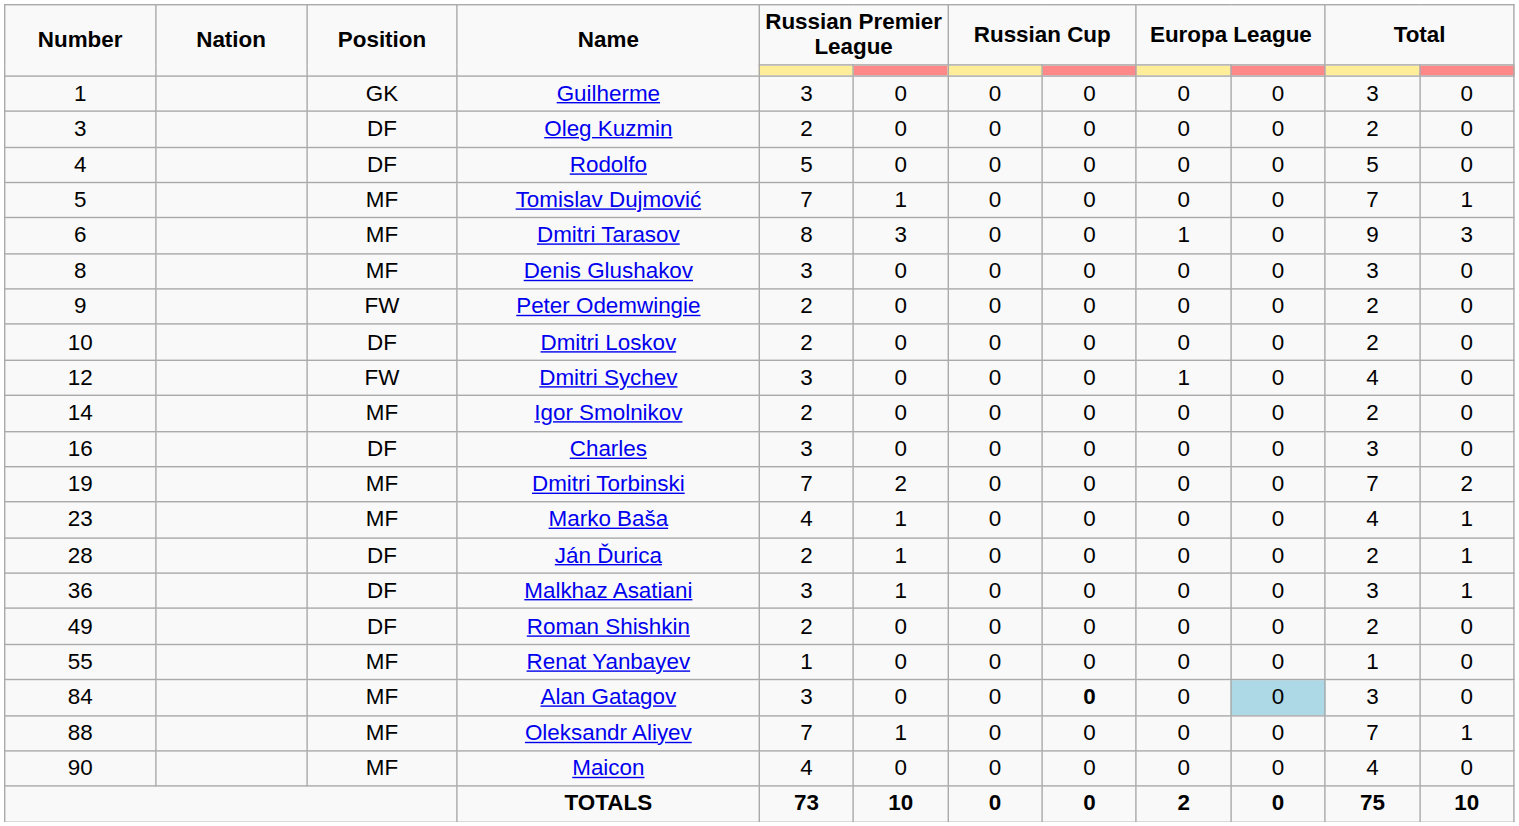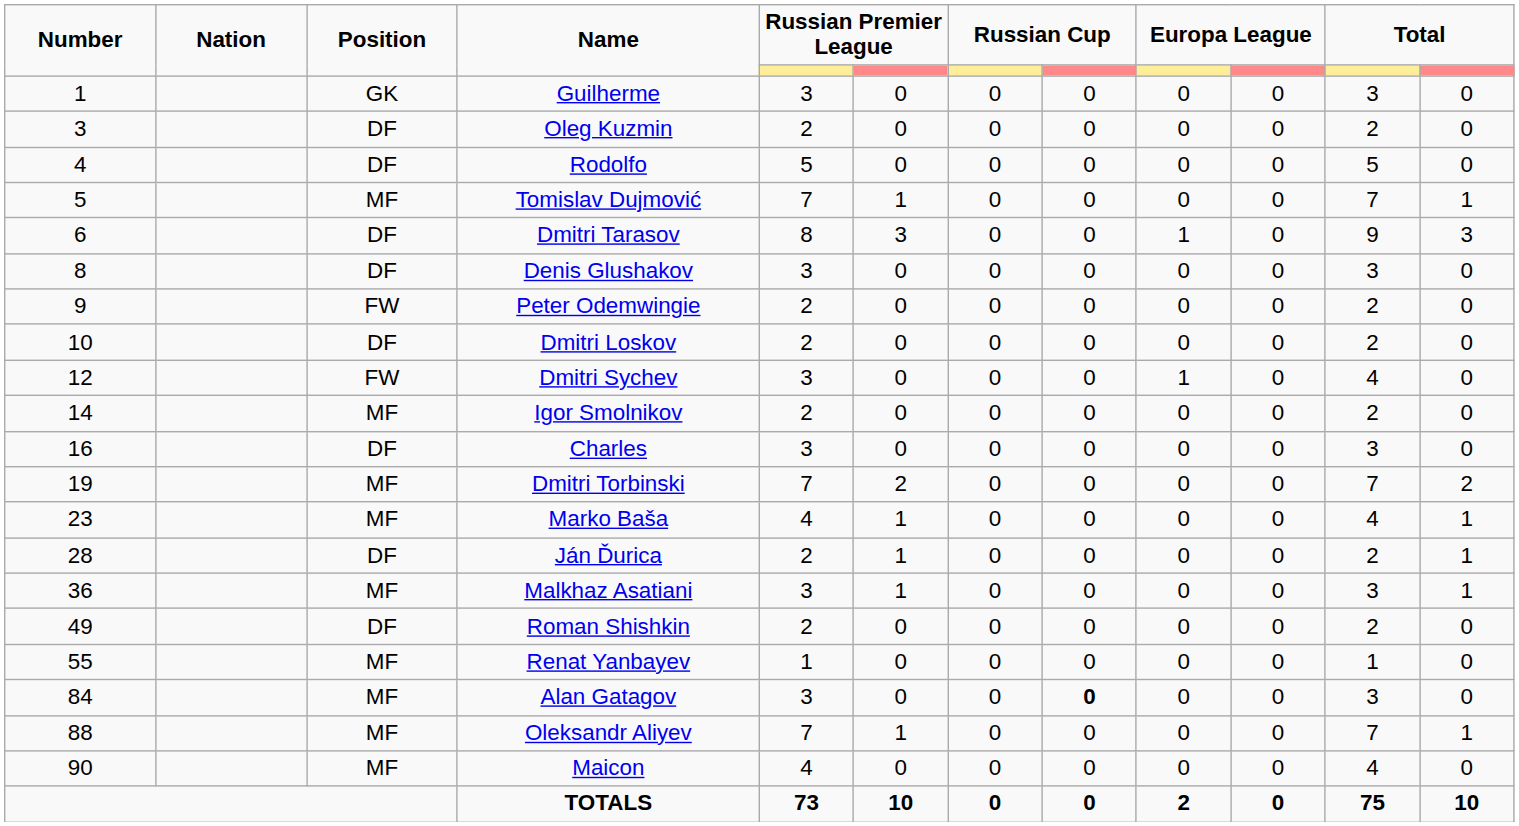(382, 235) MF -> (382, 235) DF
(382, 270) MF -> (382, 270) DF
(382, 590) DF -> (382, 590) MF
(1278, 697) lightblue background -> (1278, 697) no background
